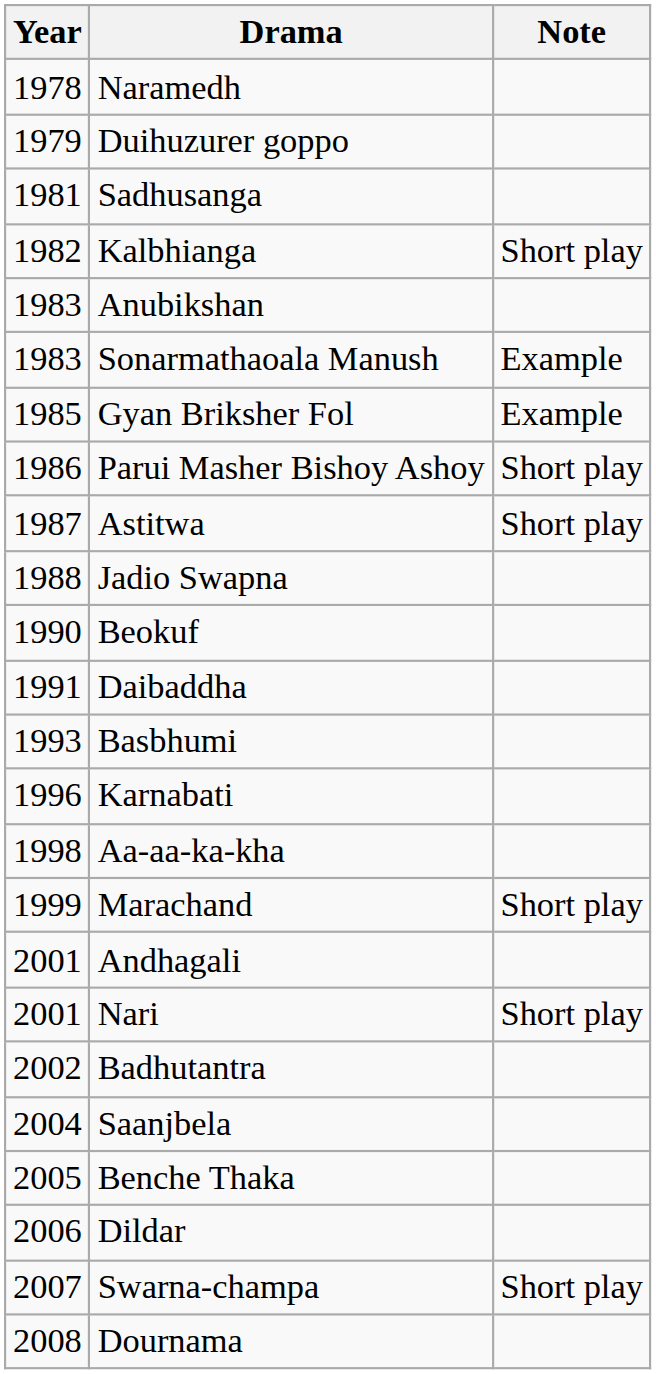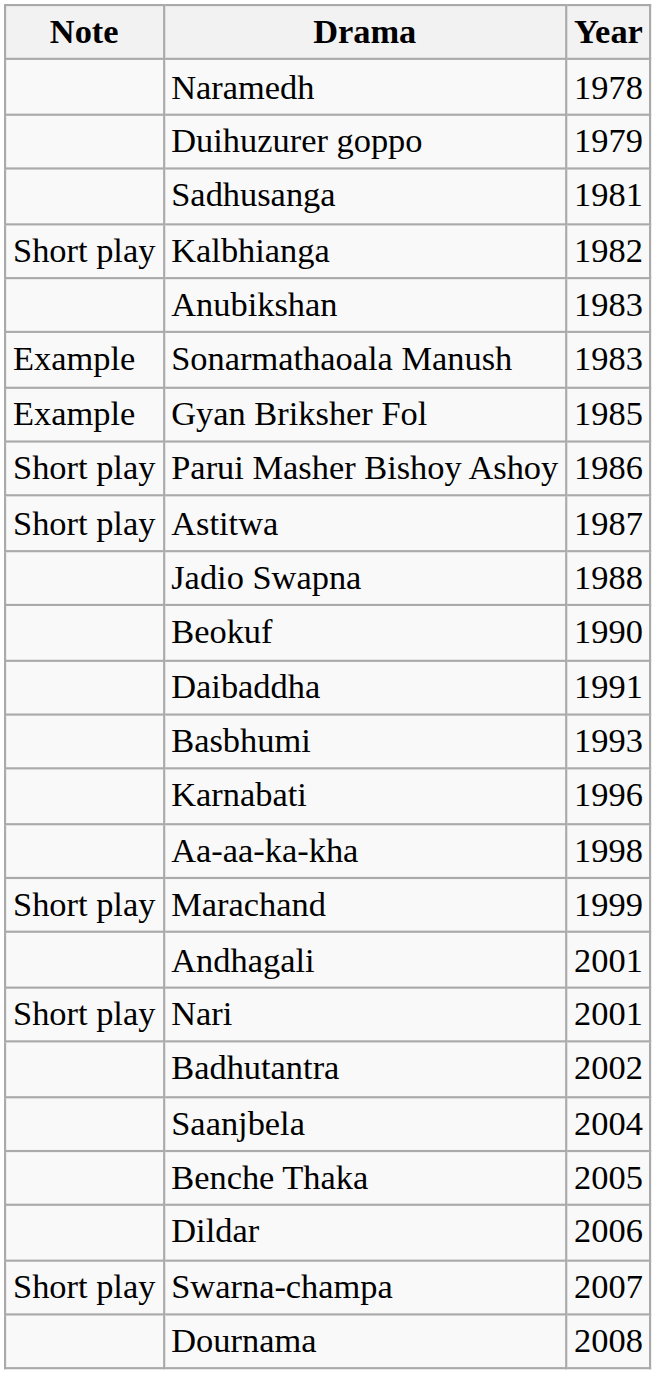columns swapped: (47, 31) <-> (572, 31)
